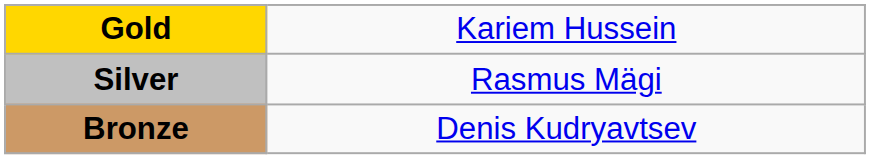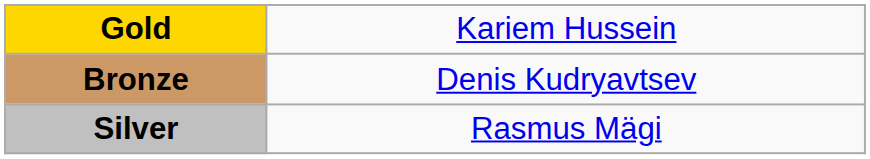rows swapped: (136, 78) <-> (136, 128)
